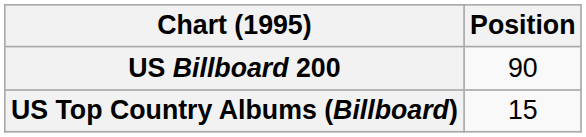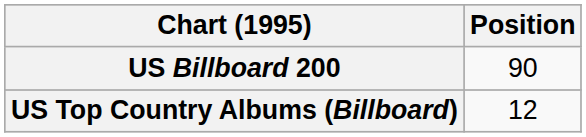(523, 110) 15 -> (523, 110) 12
